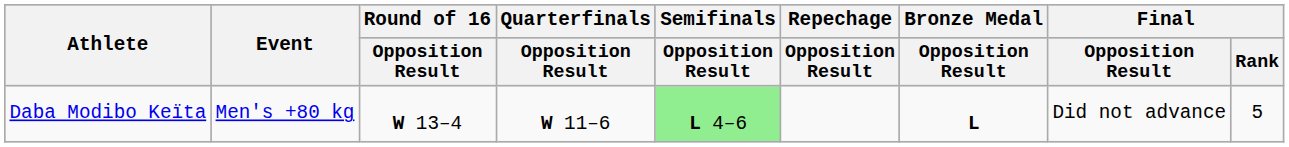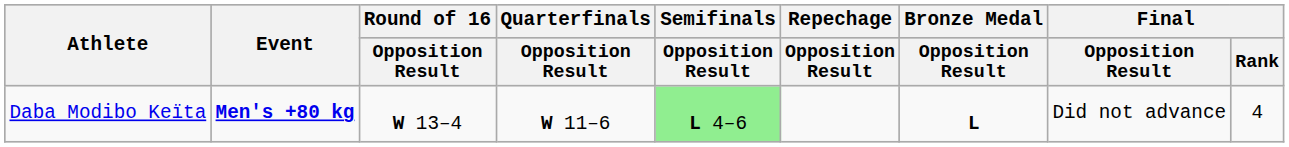(285, 113) normal -> (285, 113) bold
(1257, 113) 5 -> (1257, 113) 4
